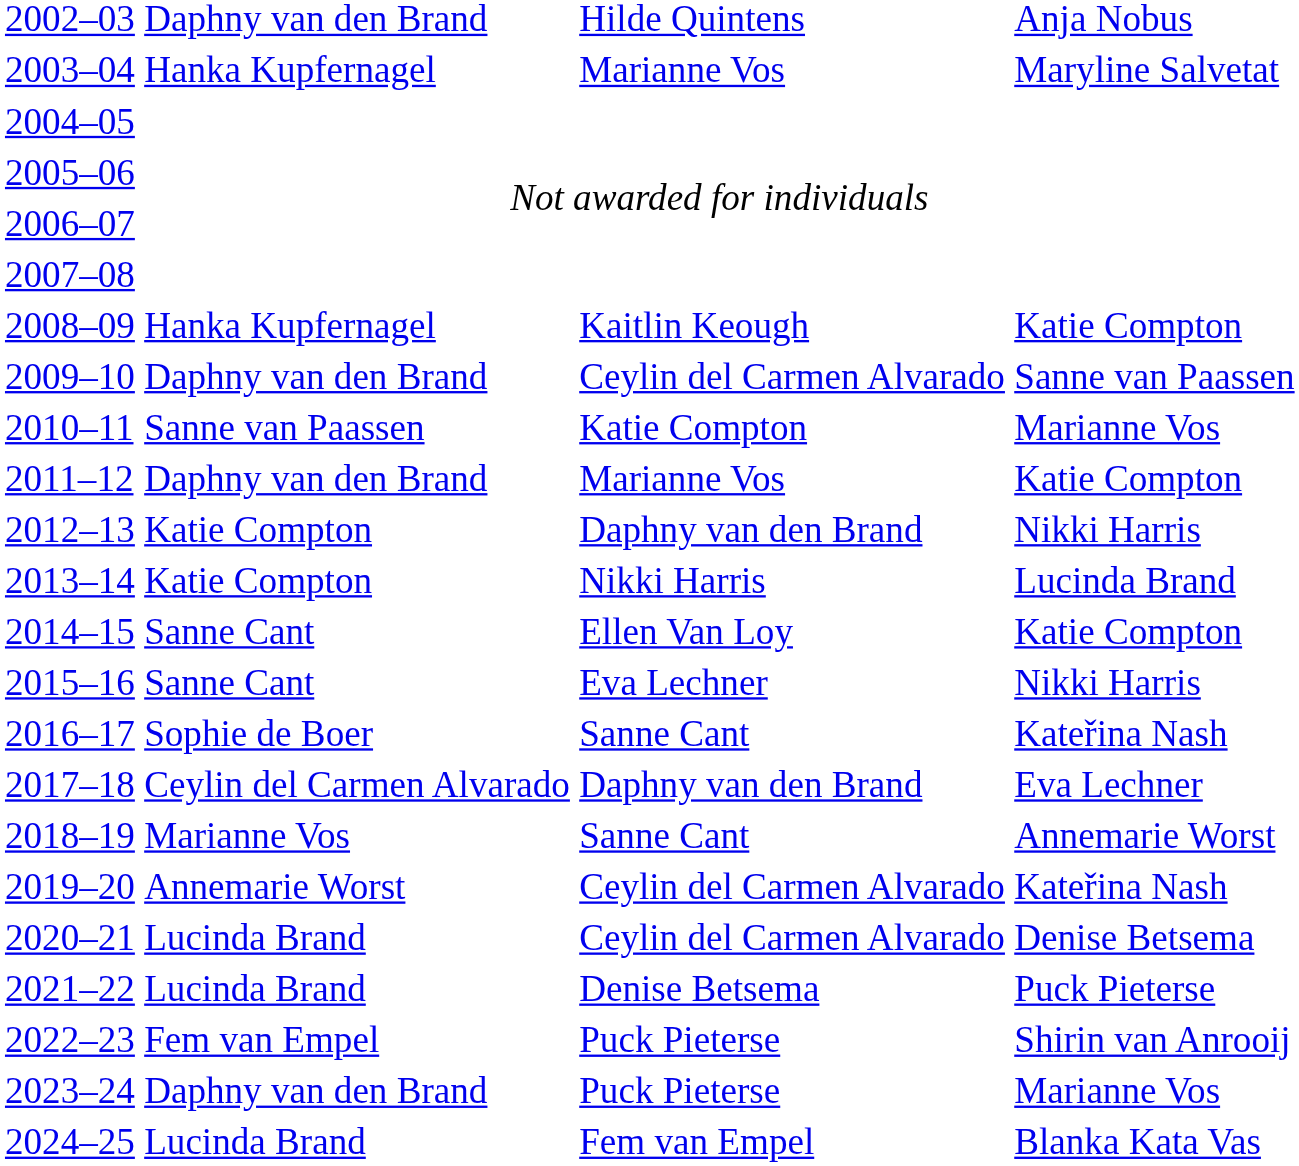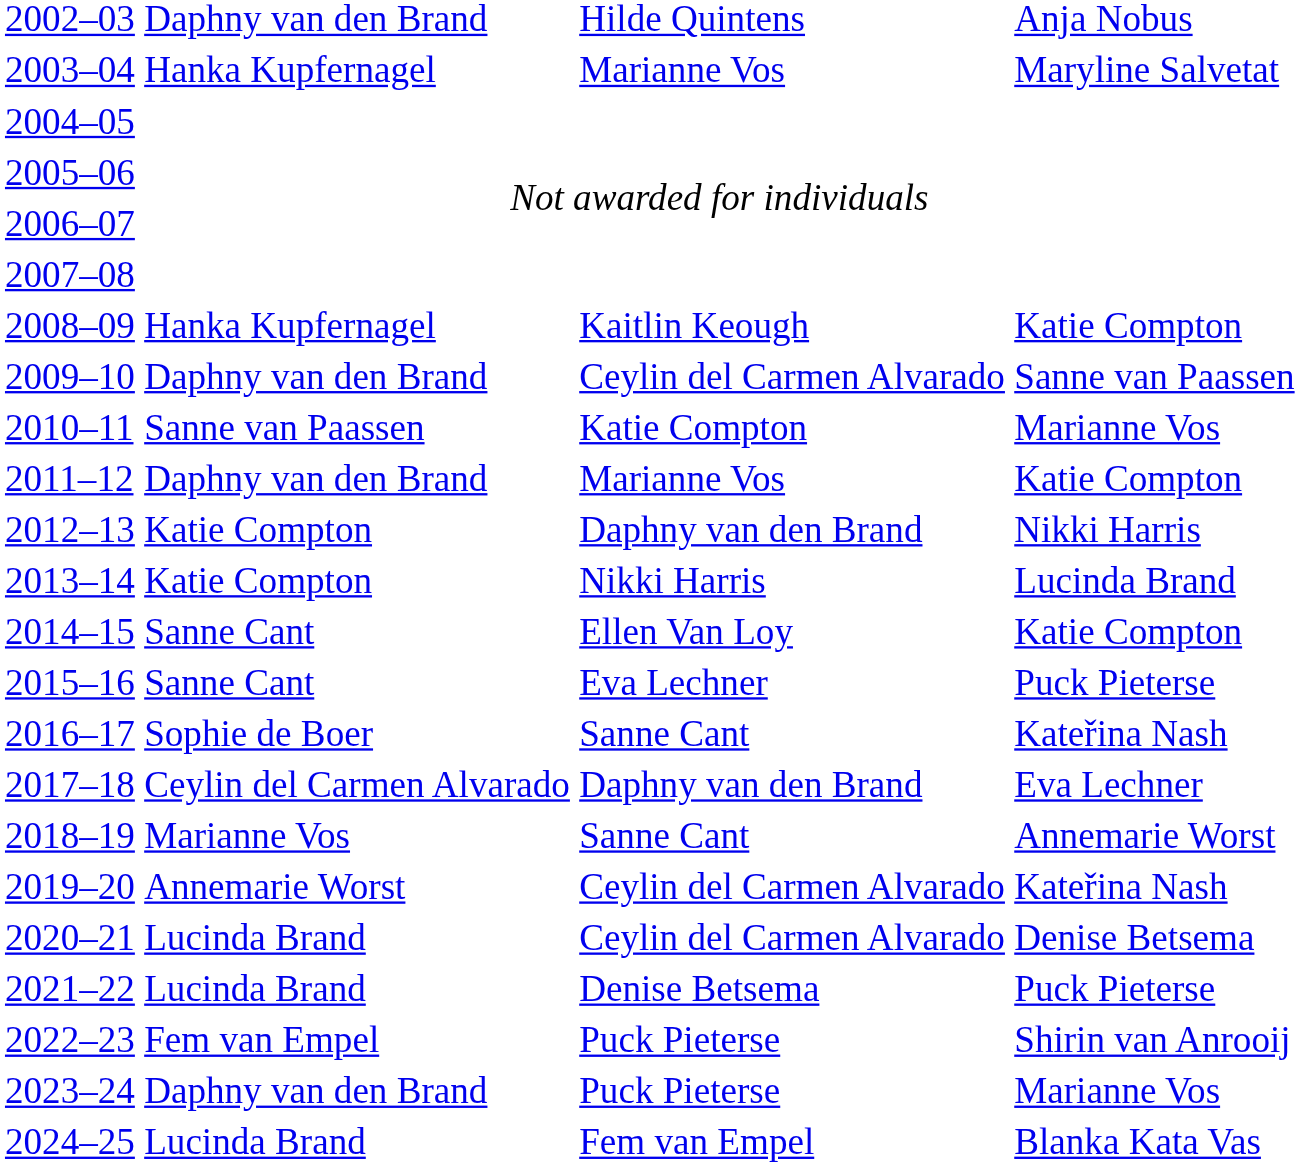(1108, 682) Nikki Harris -> (1115, 682) Puck Pieterse
